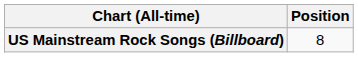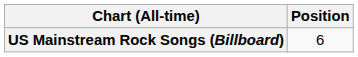(320, 39) 8 -> (320, 39) 6
